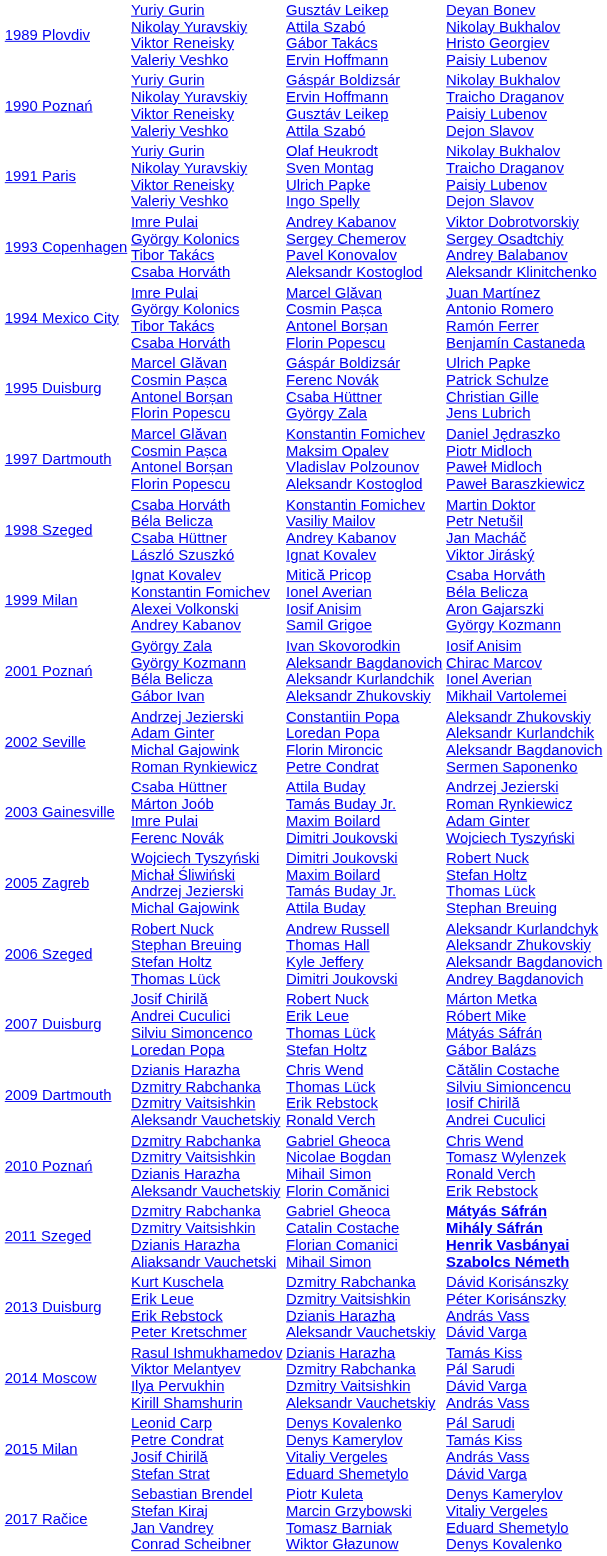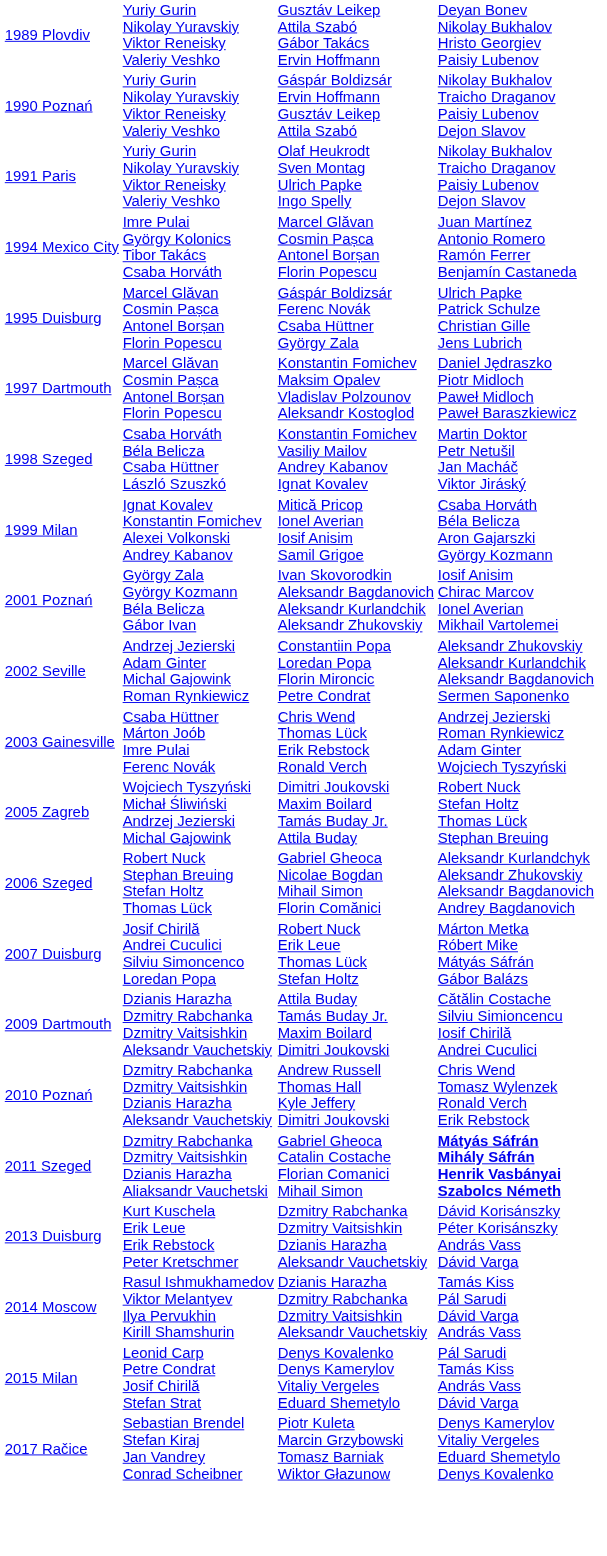- row: (66, 247)
(342, 812) Attila Buday Tamás Buday Jr. Maxim Boilard Dimitri Joukovski -> (324, 742) Chris Wend Thomas Lück Erik Rebstock Ronald Verch
(342, 954) Andrew Russell Thomas Hall Kyle Jeffery Dimitri Joukovski -> (330, 883) Gabriel Gheoca Nicolae Bogdan Mihail Simon Florin Comănici
(332, 1095) Chris Wend Thomas Lück Erik Rebstock Ronald Verch -> (334, 1024) Attila Buday Tamás Buday Jr. Maxim Boilard Dimitri Joukovski
(339, 1166) Gabriel Gheoca Nicolae Bogdan Mihail Simon Florin Comănici -> (334, 1095) Andrew Russell Thomas Hall Kyle Jeffery Dimitri Joukovski
